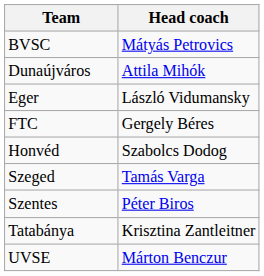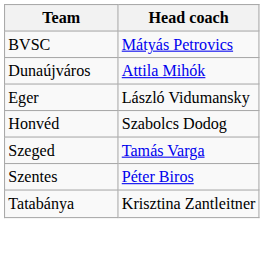- row: (23, 124)
- row: (29, 257)
